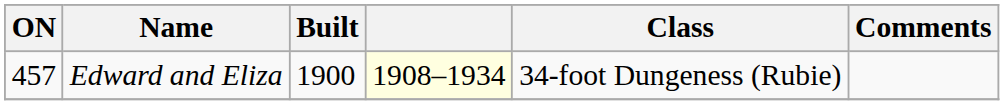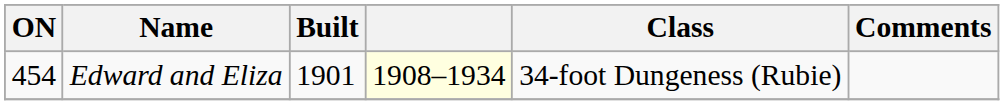(34, 74) 457 -> (34, 74) 454
(326, 74) 1900 -> (326, 74) 1901
